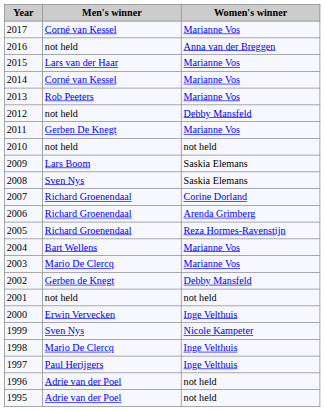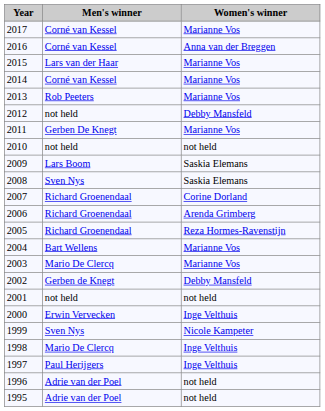(61, 46) not held -> (81, 46) Corné van Kessel
